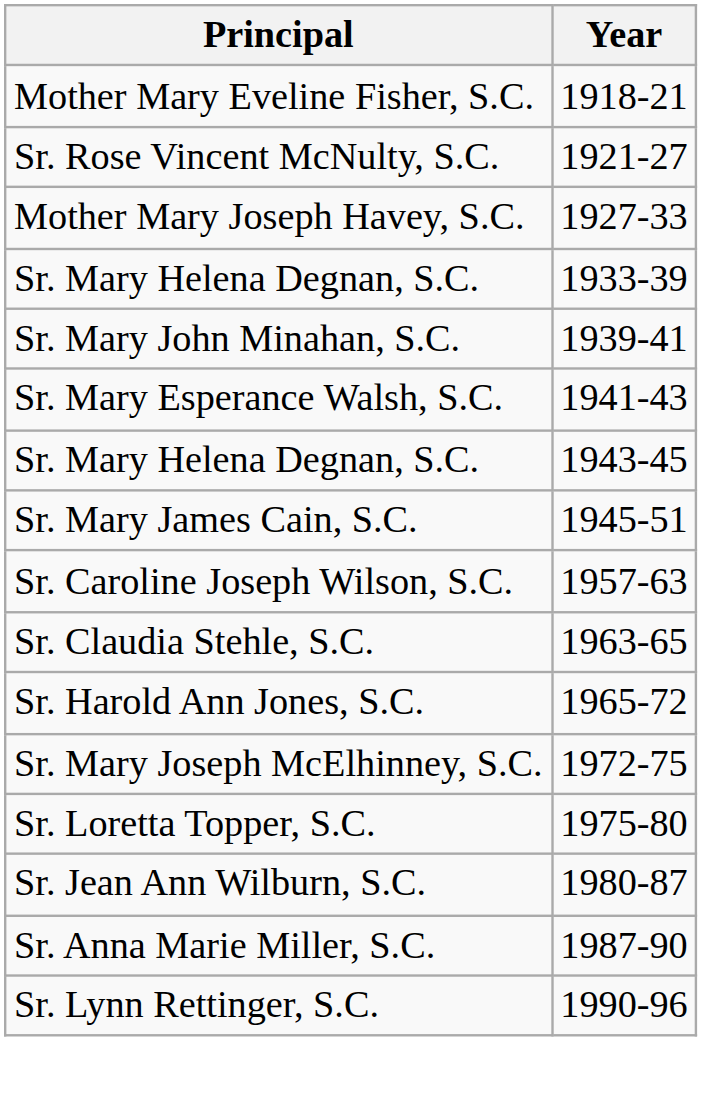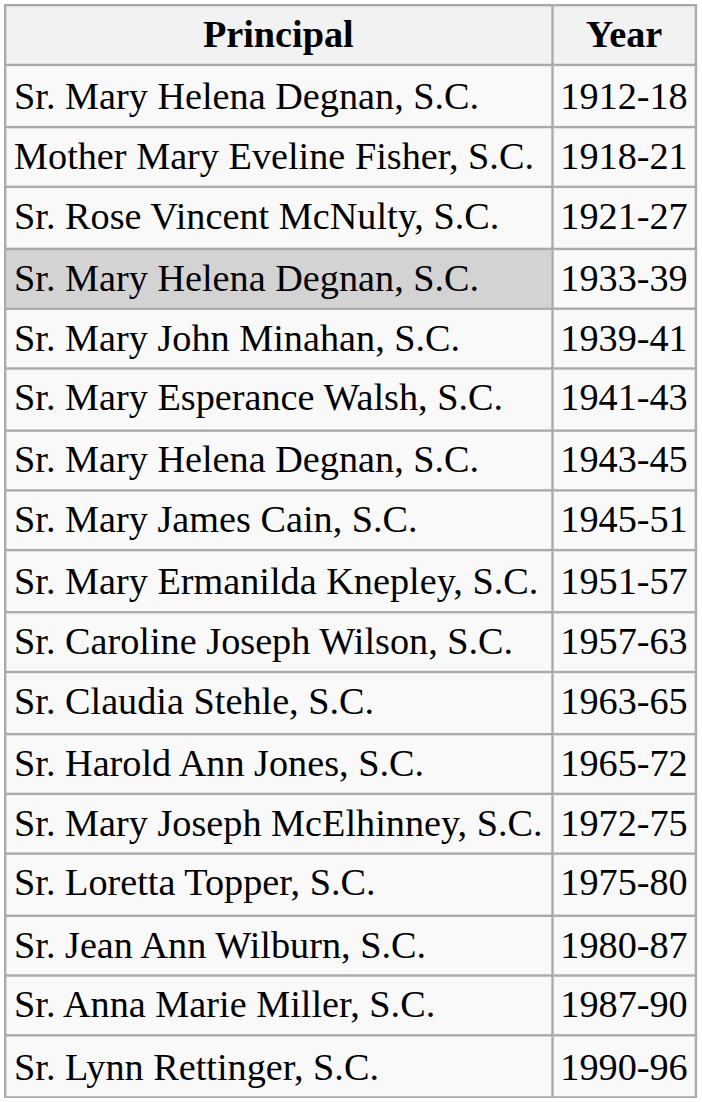+ row: (624, 95)
- row: (624, 216)
(247, 277) no background -> (247, 277) lightgrey background
+ row: (624, 580)
